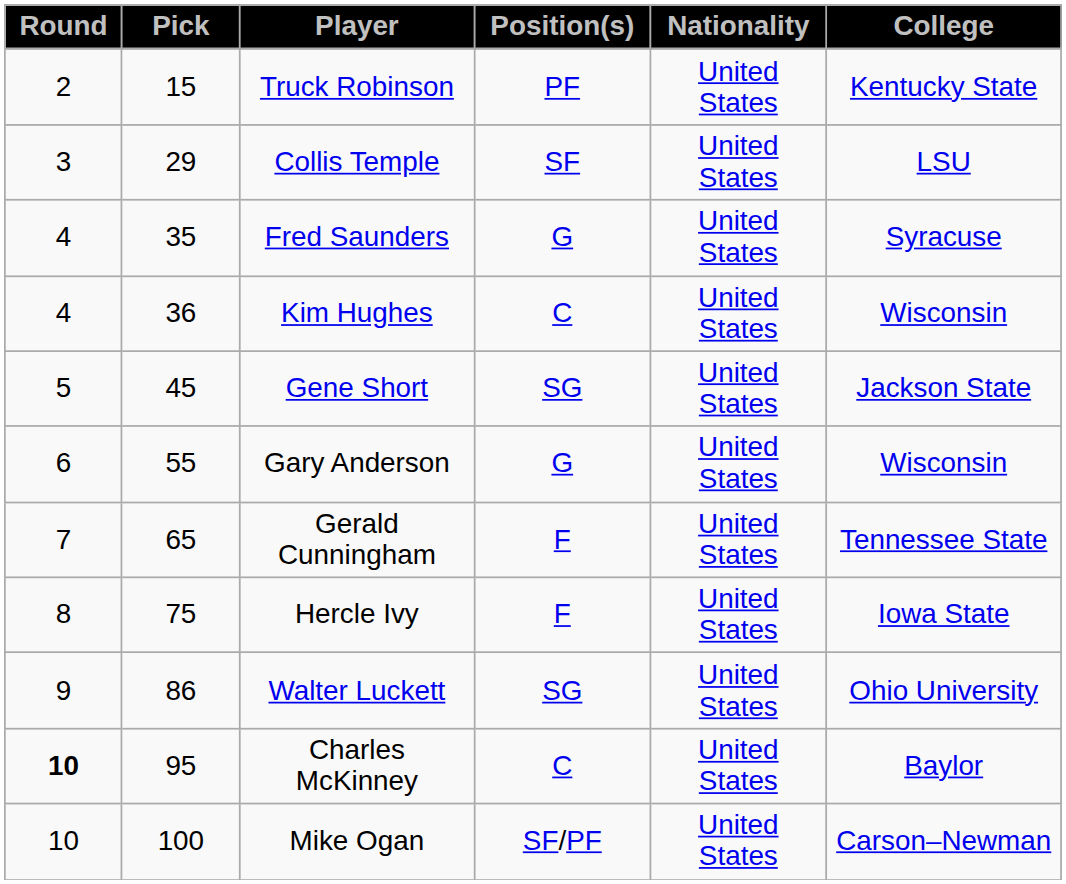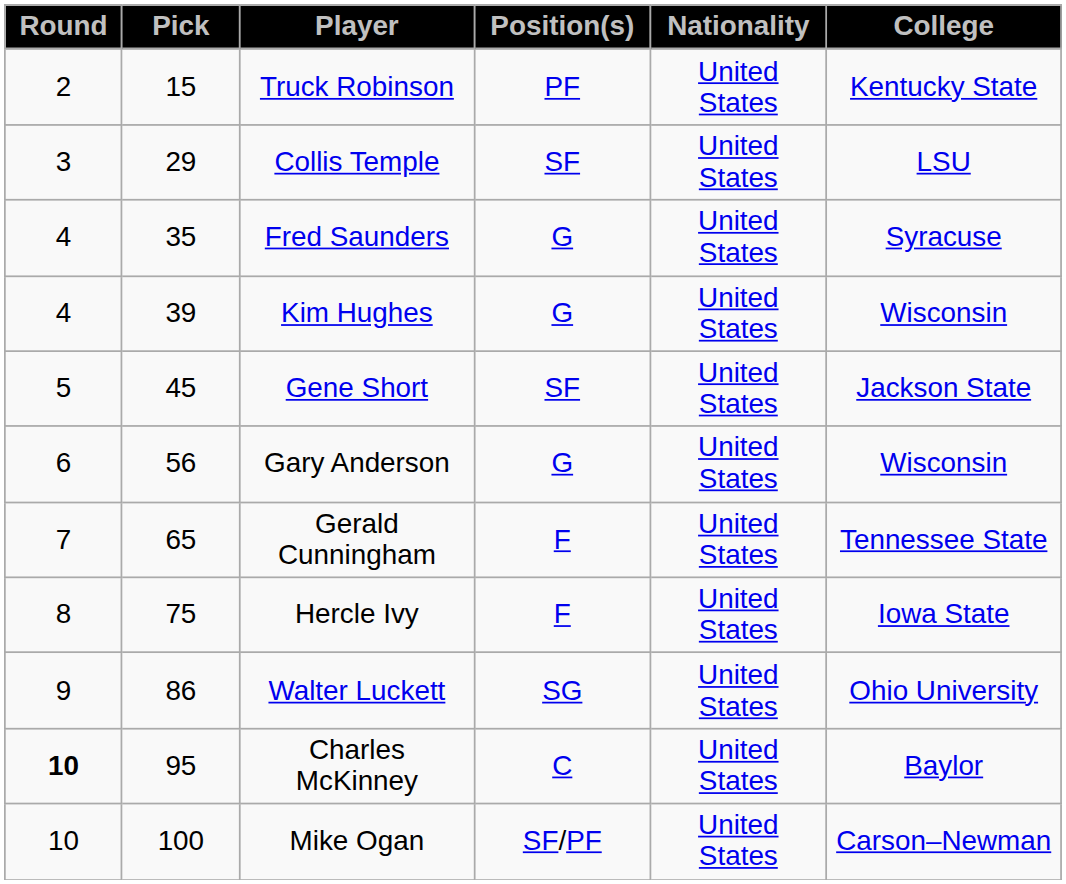(181, 312) 36 -> (181, 312) 39
(562, 312) C -> (562, 312) G
(562, 388) SG -> (562, 388) SF
(181, 463) 55 -> (181, 463) 56
